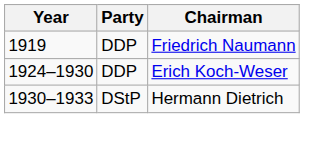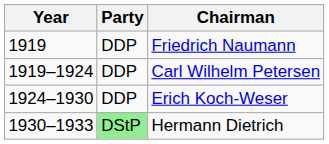+ row: (236, 71)
(121, 98) no background -> (121, 125) lightgreen background
